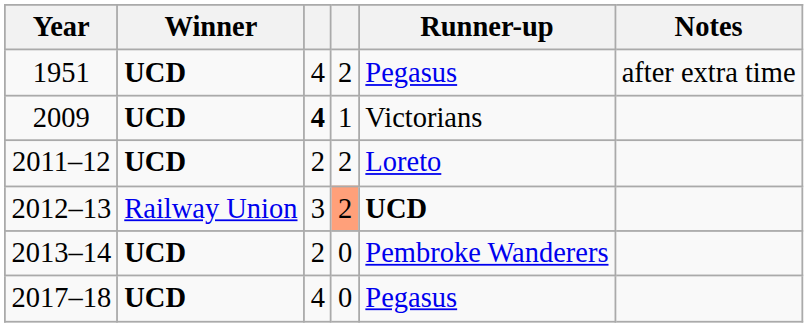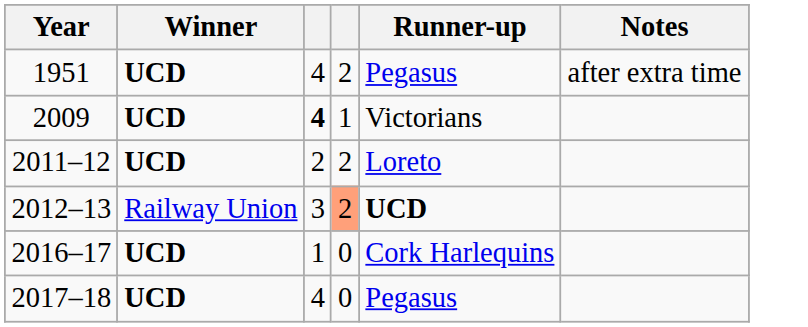- row: (61, 252)
+ row: (61, 252)
